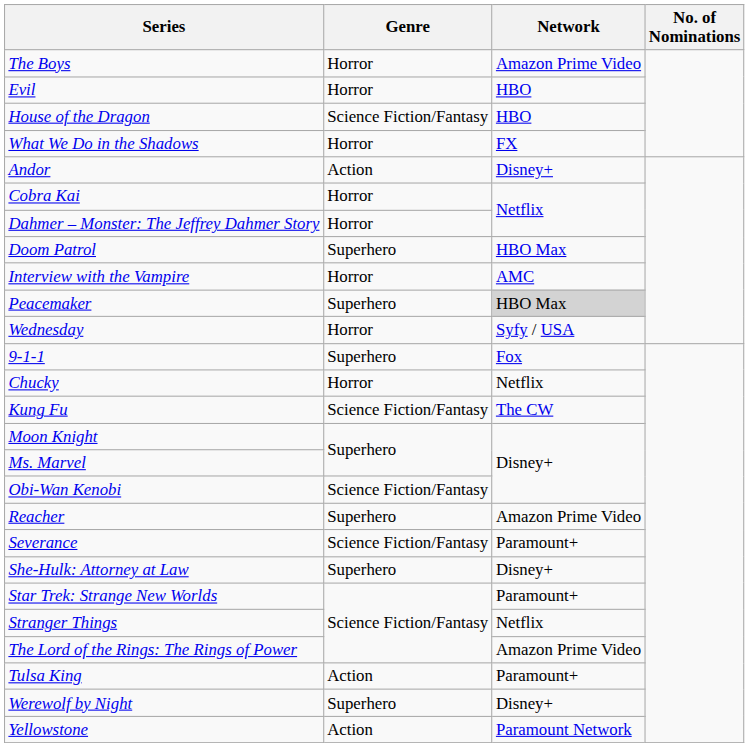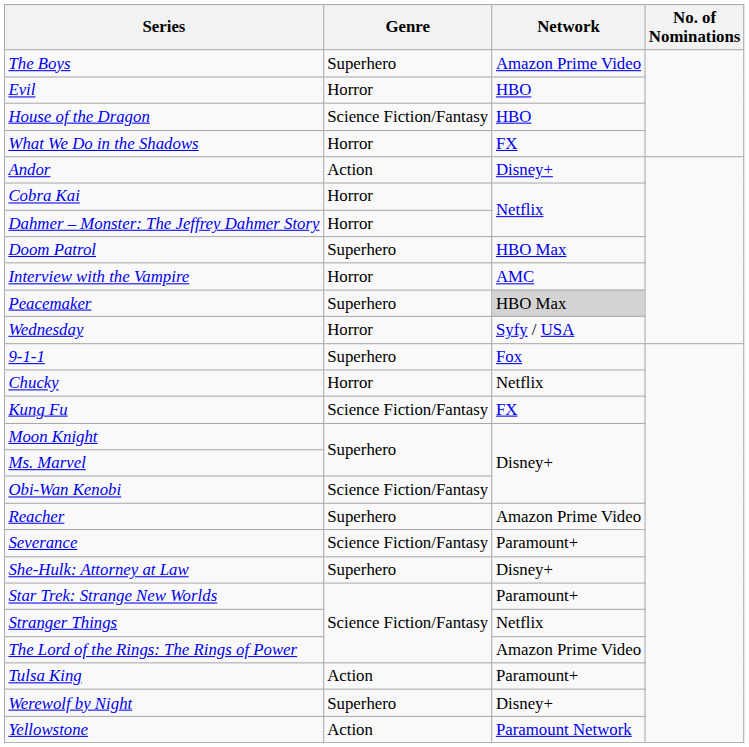(350, 63) Horror -> (362, 63) Superhero
(525, 409) The CW -> (507, 409) FX
